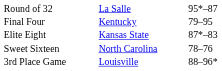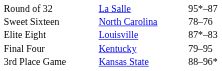rows swapped: (32, 48) <-> (24, 22)
(124, 35) Kansas State -> (118, 35) Louisville
(118, 62) Louisville -> (124, 62) Kansas State
